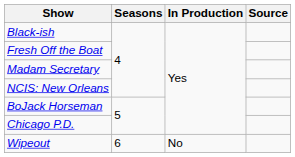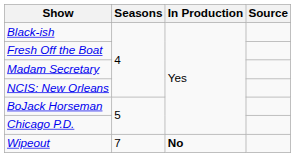(118, 143) 6 -> (118, 143) 7
(175, 143) normal -> (176, 143) bold
